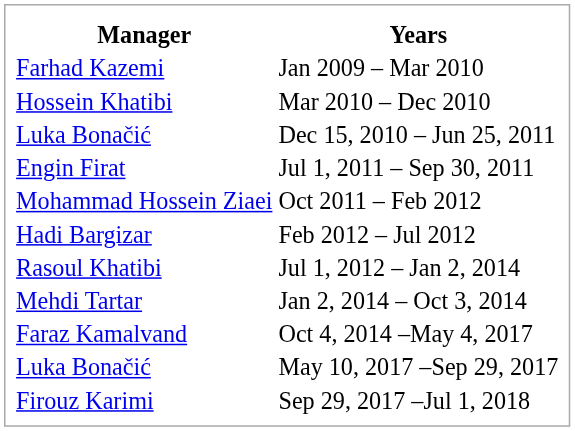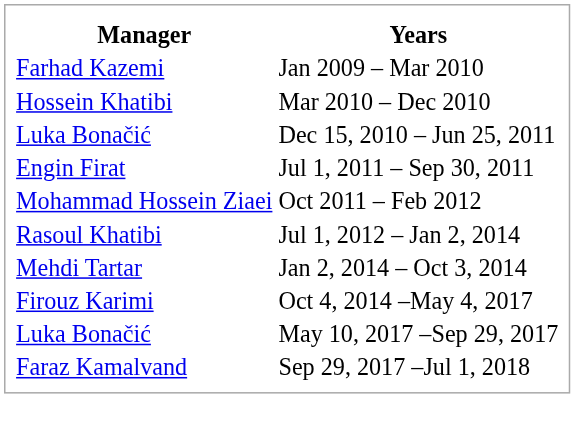- row: (377, 234)
(102, 334) Faraz Kamalvand -> (85, 301) Firouz Karimi
(85, 400) Firouz Karimi -> (102, 367) Faraz Kamalvand
